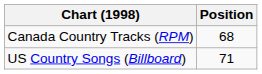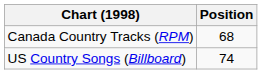(227, 58) 71 -> (227, 58) 74
